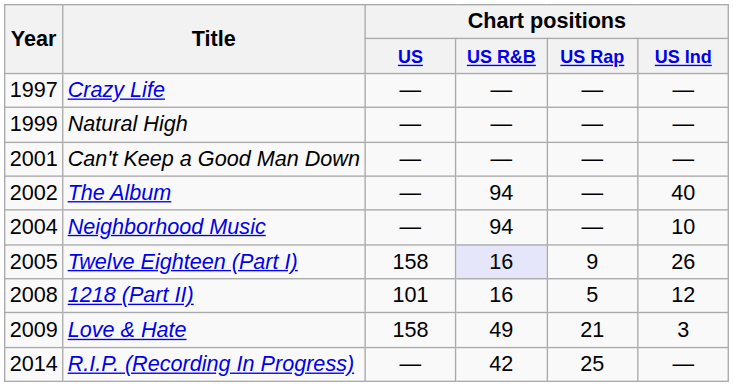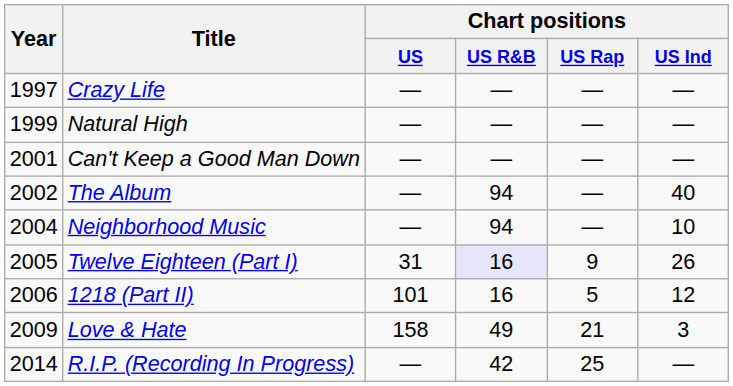(410, 261) 158 -> (410, 261) 31
(34, 295) 2008 -> (34, 295) 2006
